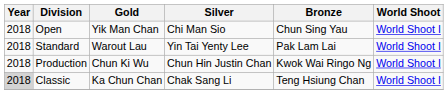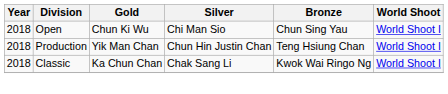(125, 30) Yik Man Chan -> (120, 30) Chun Ki Wu
- row: (57, 47)
(120, 64) Chun Ki Wu -> (125, 47) Yik Man Chan
(324, 64) Kwok Wai Ringo Ng -> (320, 47) Teng Hsiung Chan
(19, 81) lightgrey background -> (19, 64) no background
(320, 81) Teng Hsiung Chan -> (324, 64) Kwok Wai Ringo Ng
